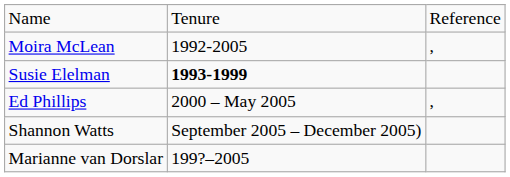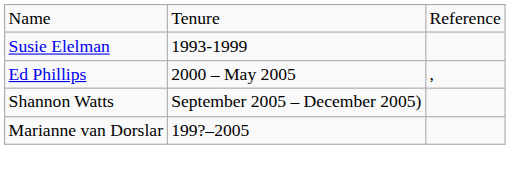- row: (62, 46)
(209, 74) bold -> (209, 46) normal
